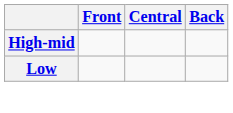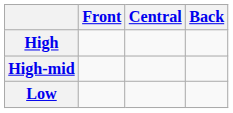+ row: (41, 42)
